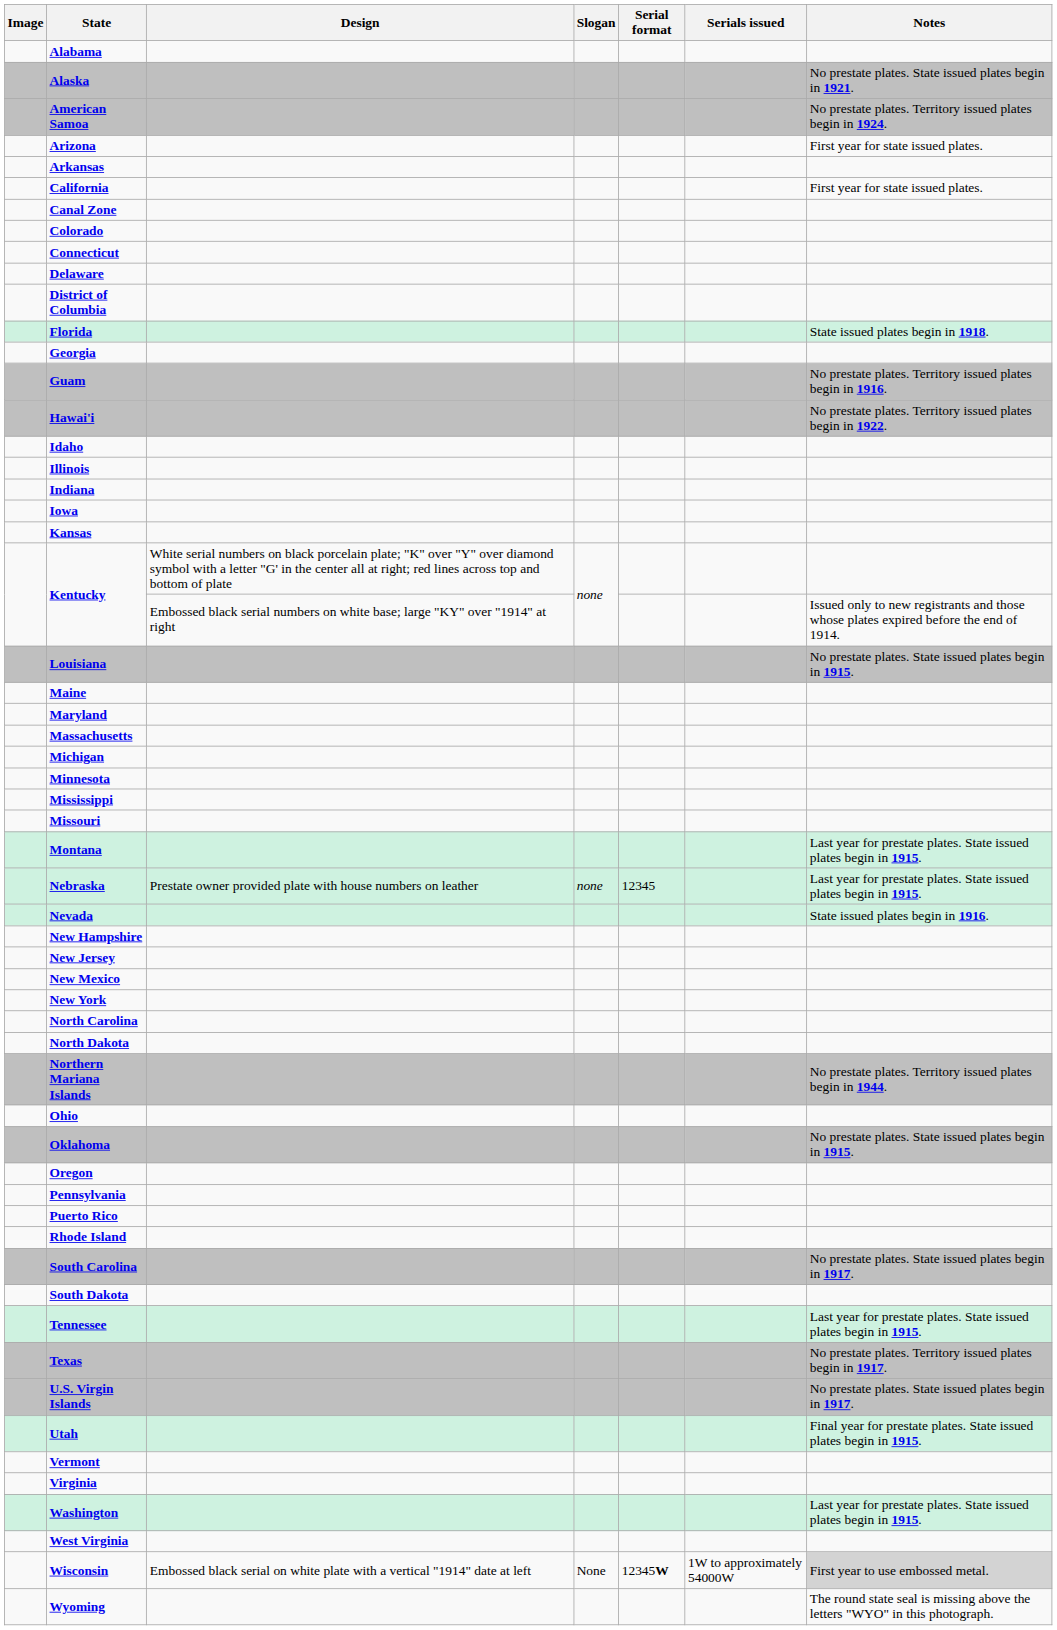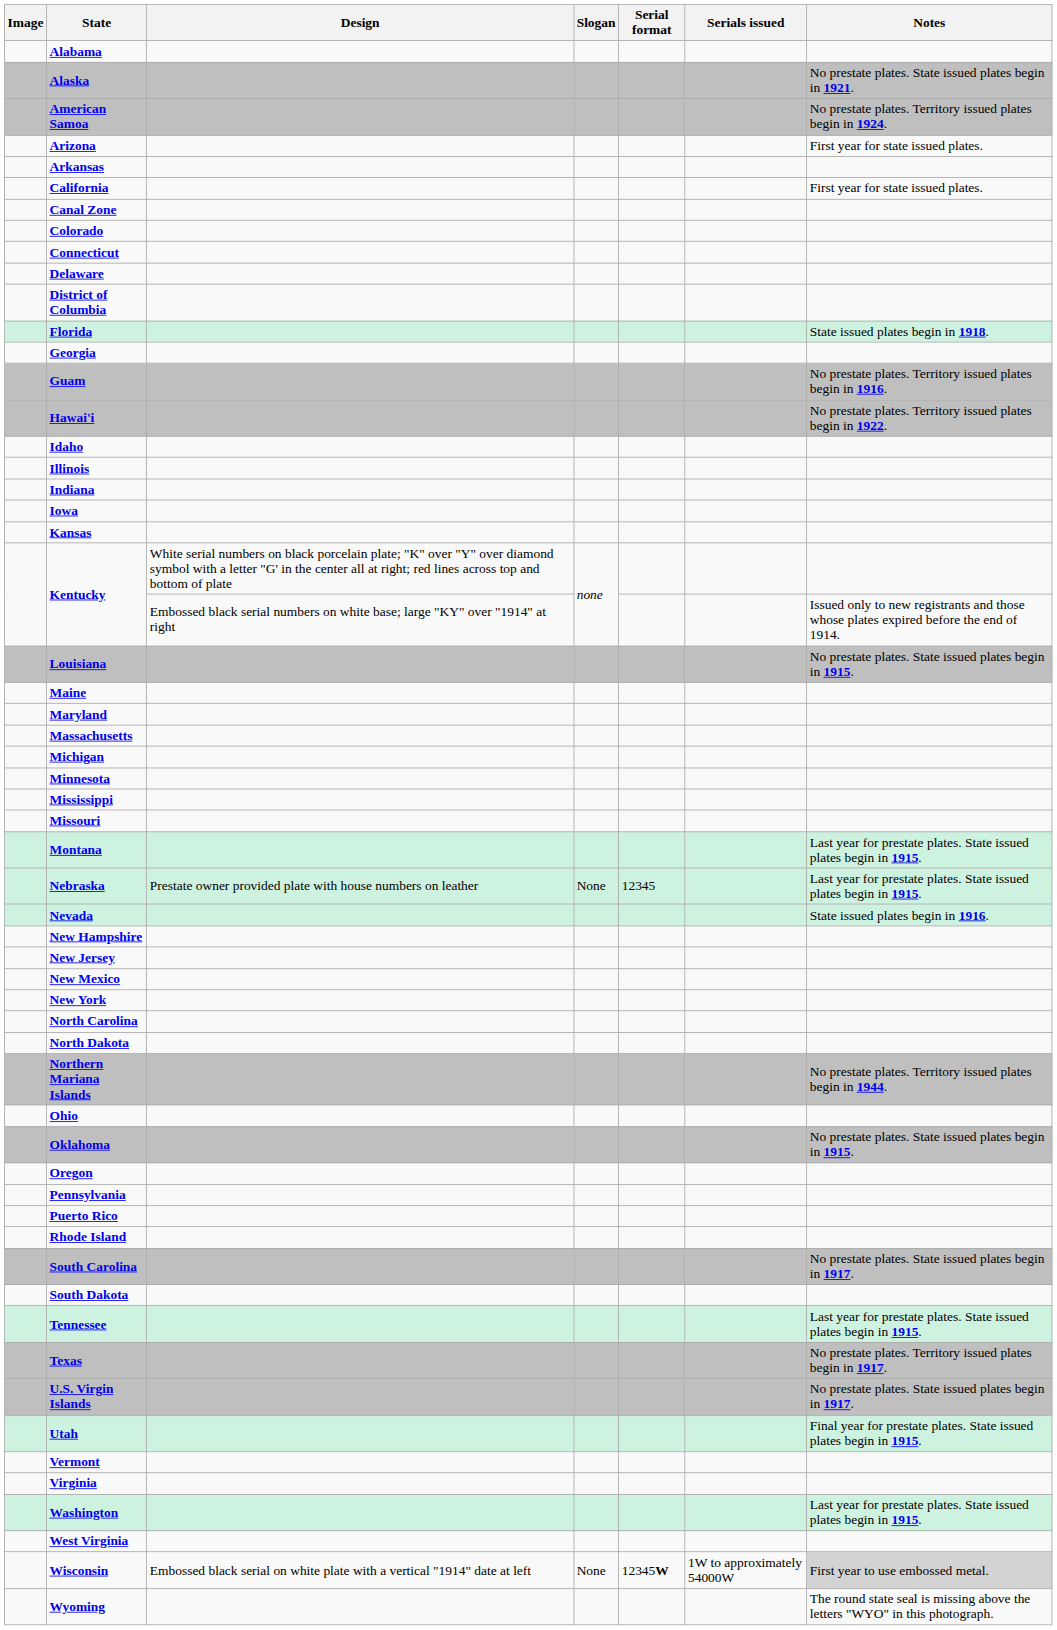(590, 886) none -> (591, 886) None
